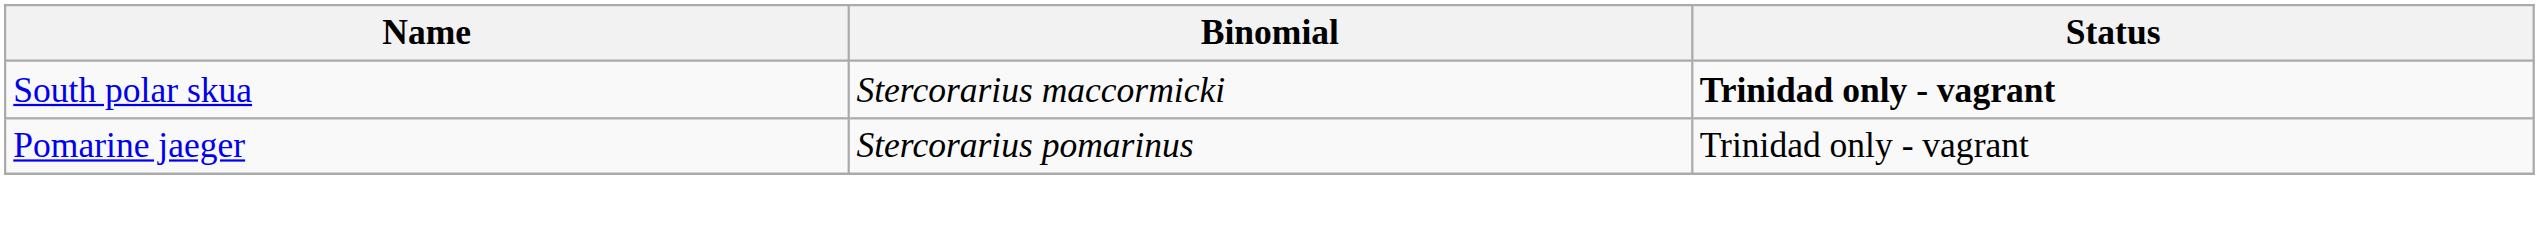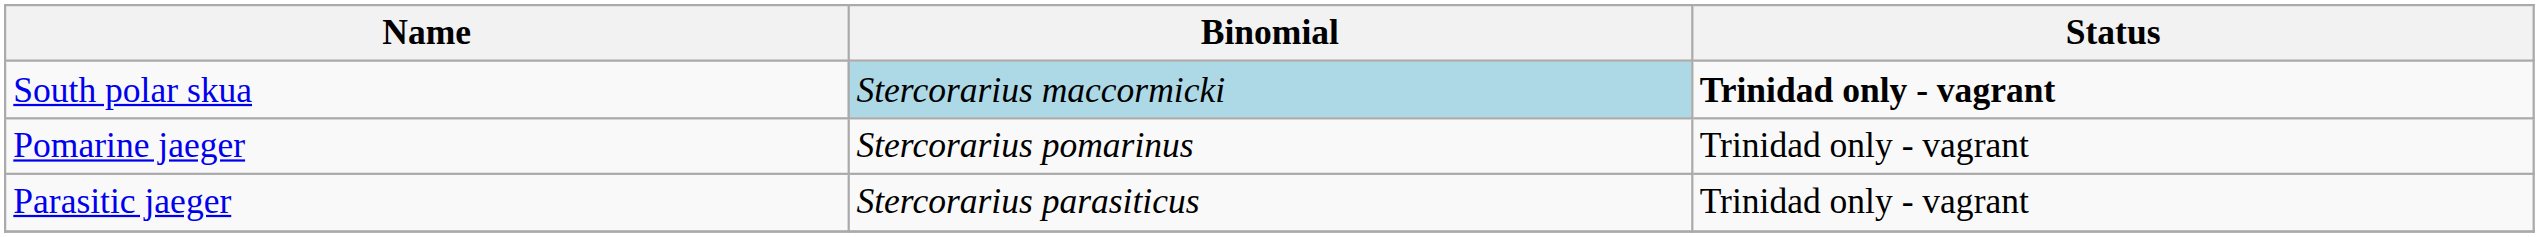(1041, 88) no background -> (1041, 88) lightblue background
+ row: (122, 201)
